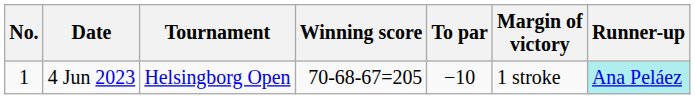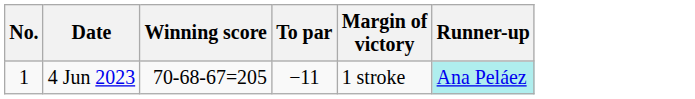- column: (217, 32)
(460, 77) −10 -> (304, 77) −11
